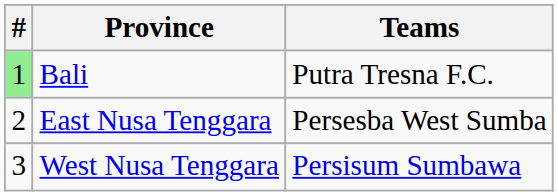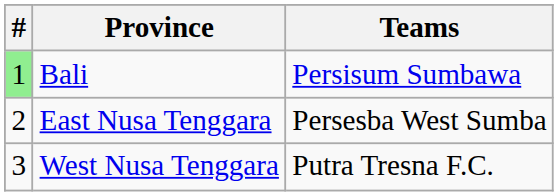(393, 73) Putra Tresna F.C. -> (407, 73) Persisum Sumbawa
(407, 166) Persisum Sumbawa -> (393, 166) Putra Tresna F.C.
